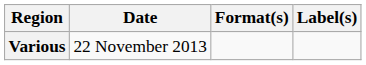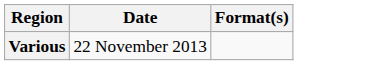- column: (327, 18)
